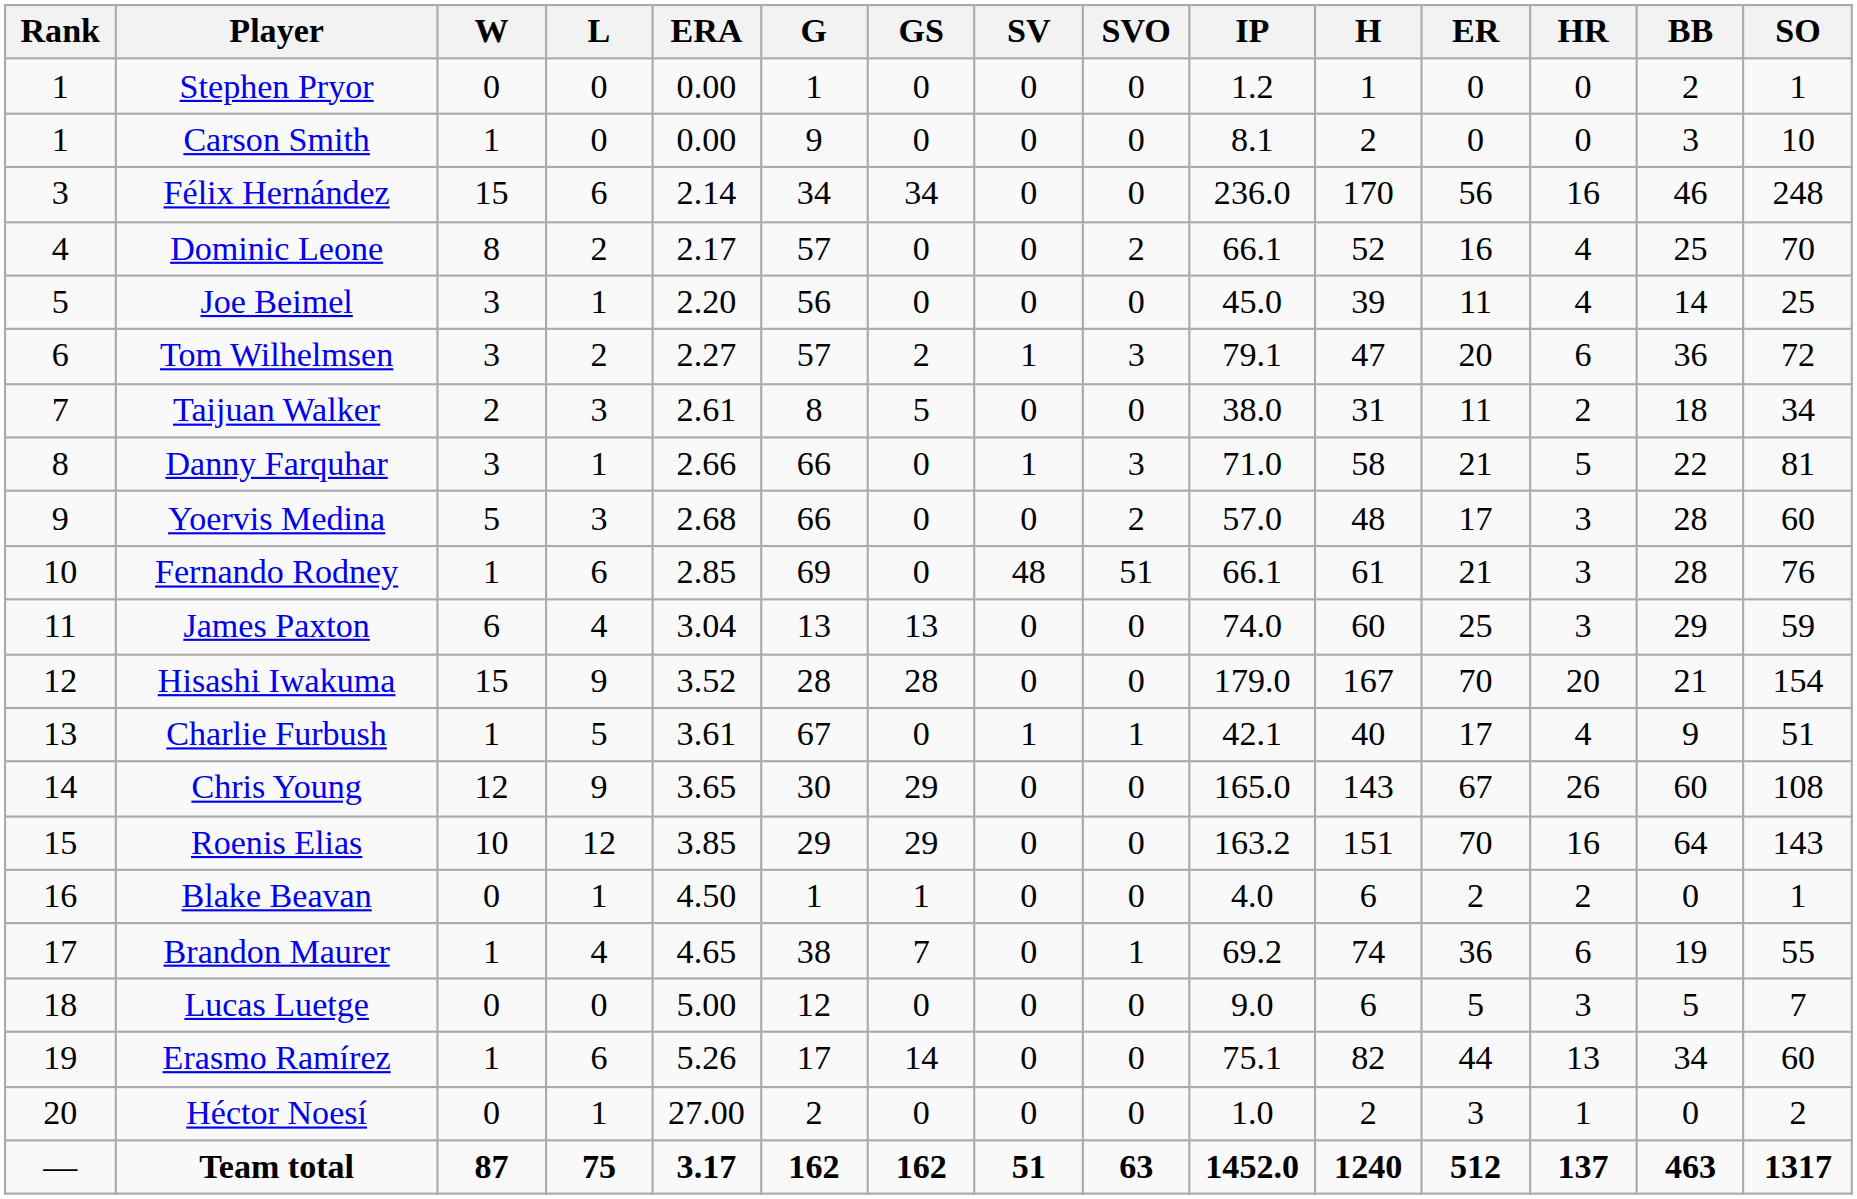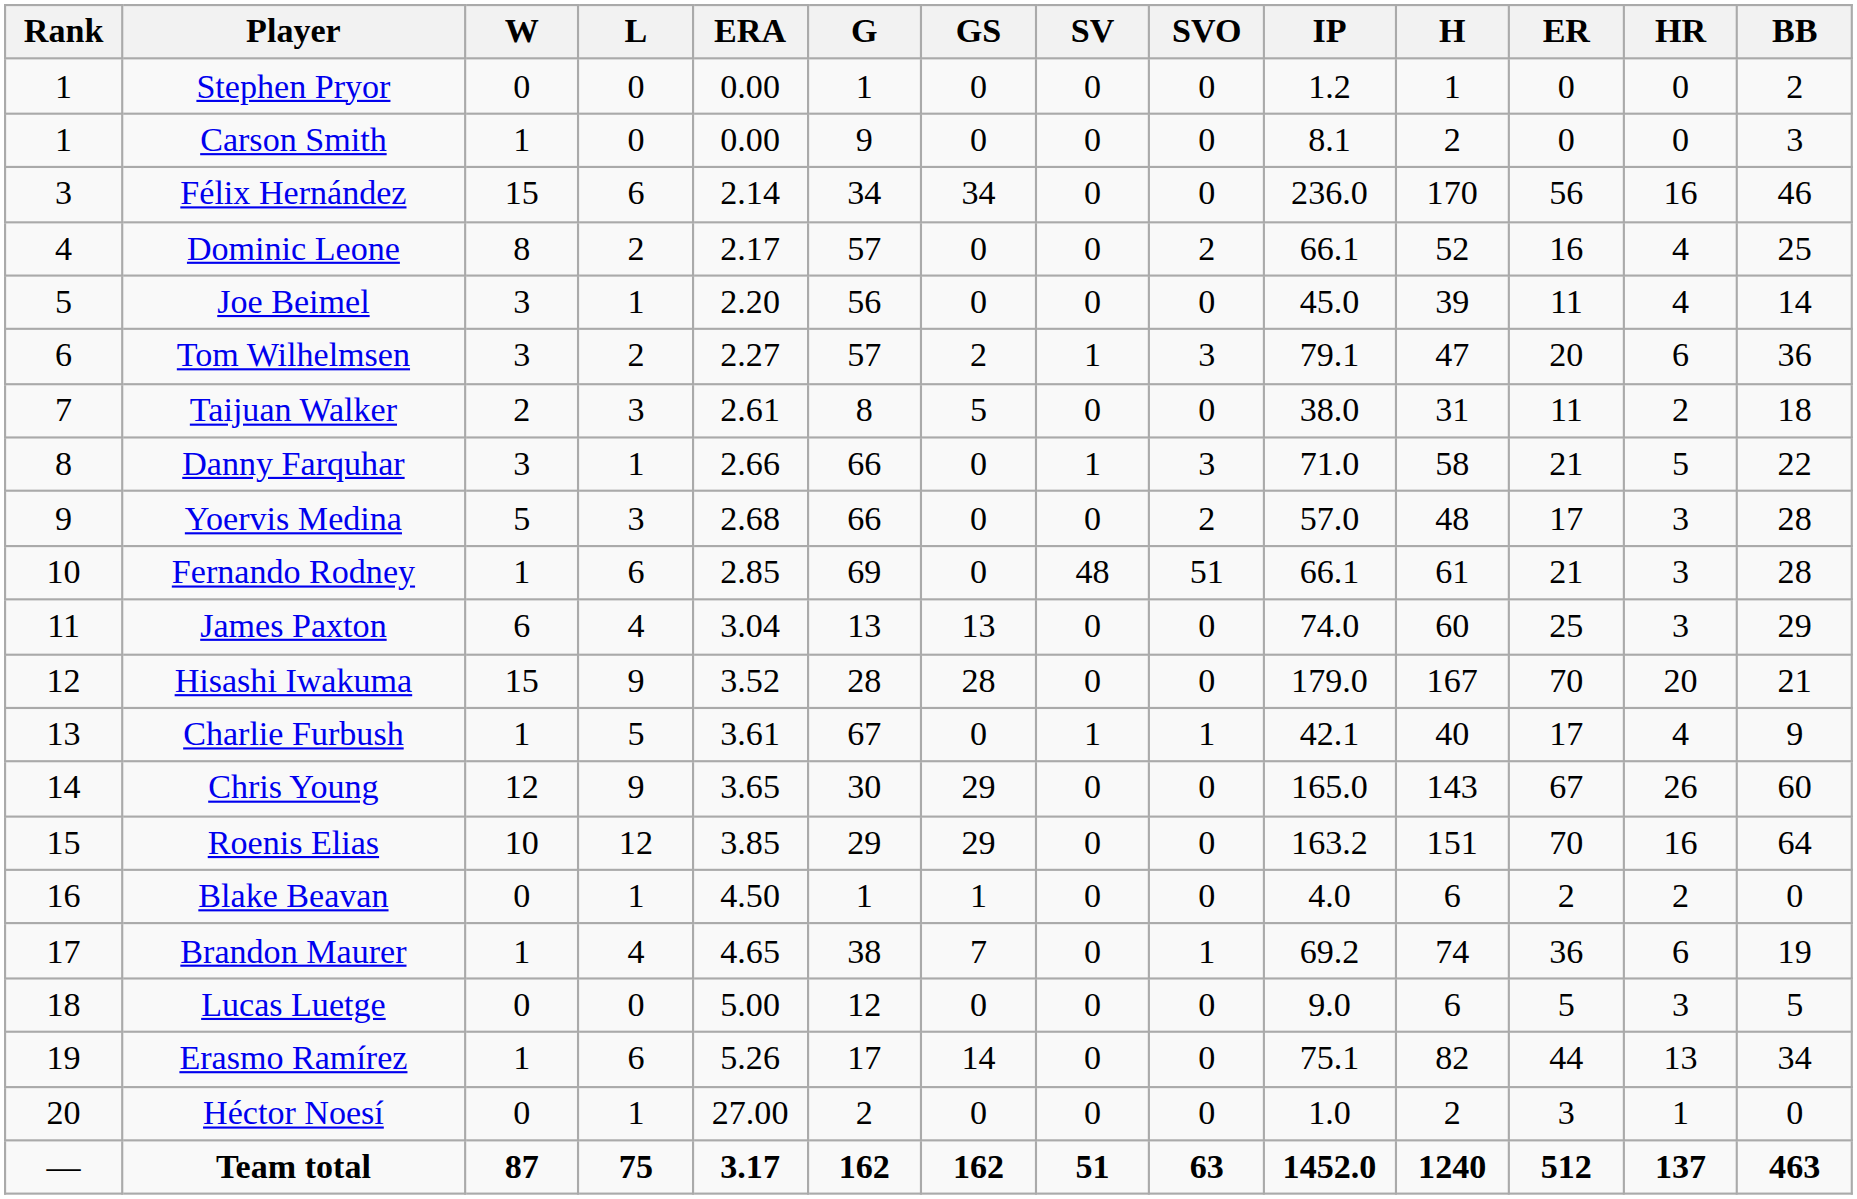- column: (1798, 31)
